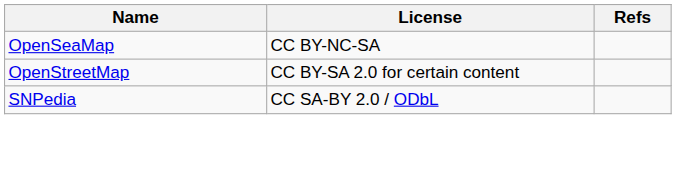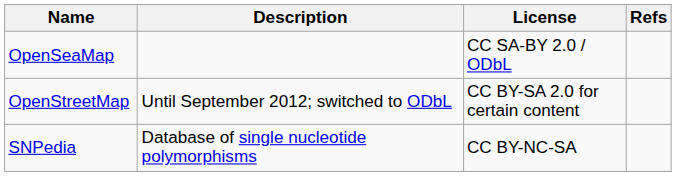+ column: (300, 18)
(325, 45) CC BY-NC-SA -> (526, 54) CC SA-BY 2.0 / ODbL
(355, 99) CC SA-BY 2.0 / ODbL -> (522, 147) CC BY-NC-SA
